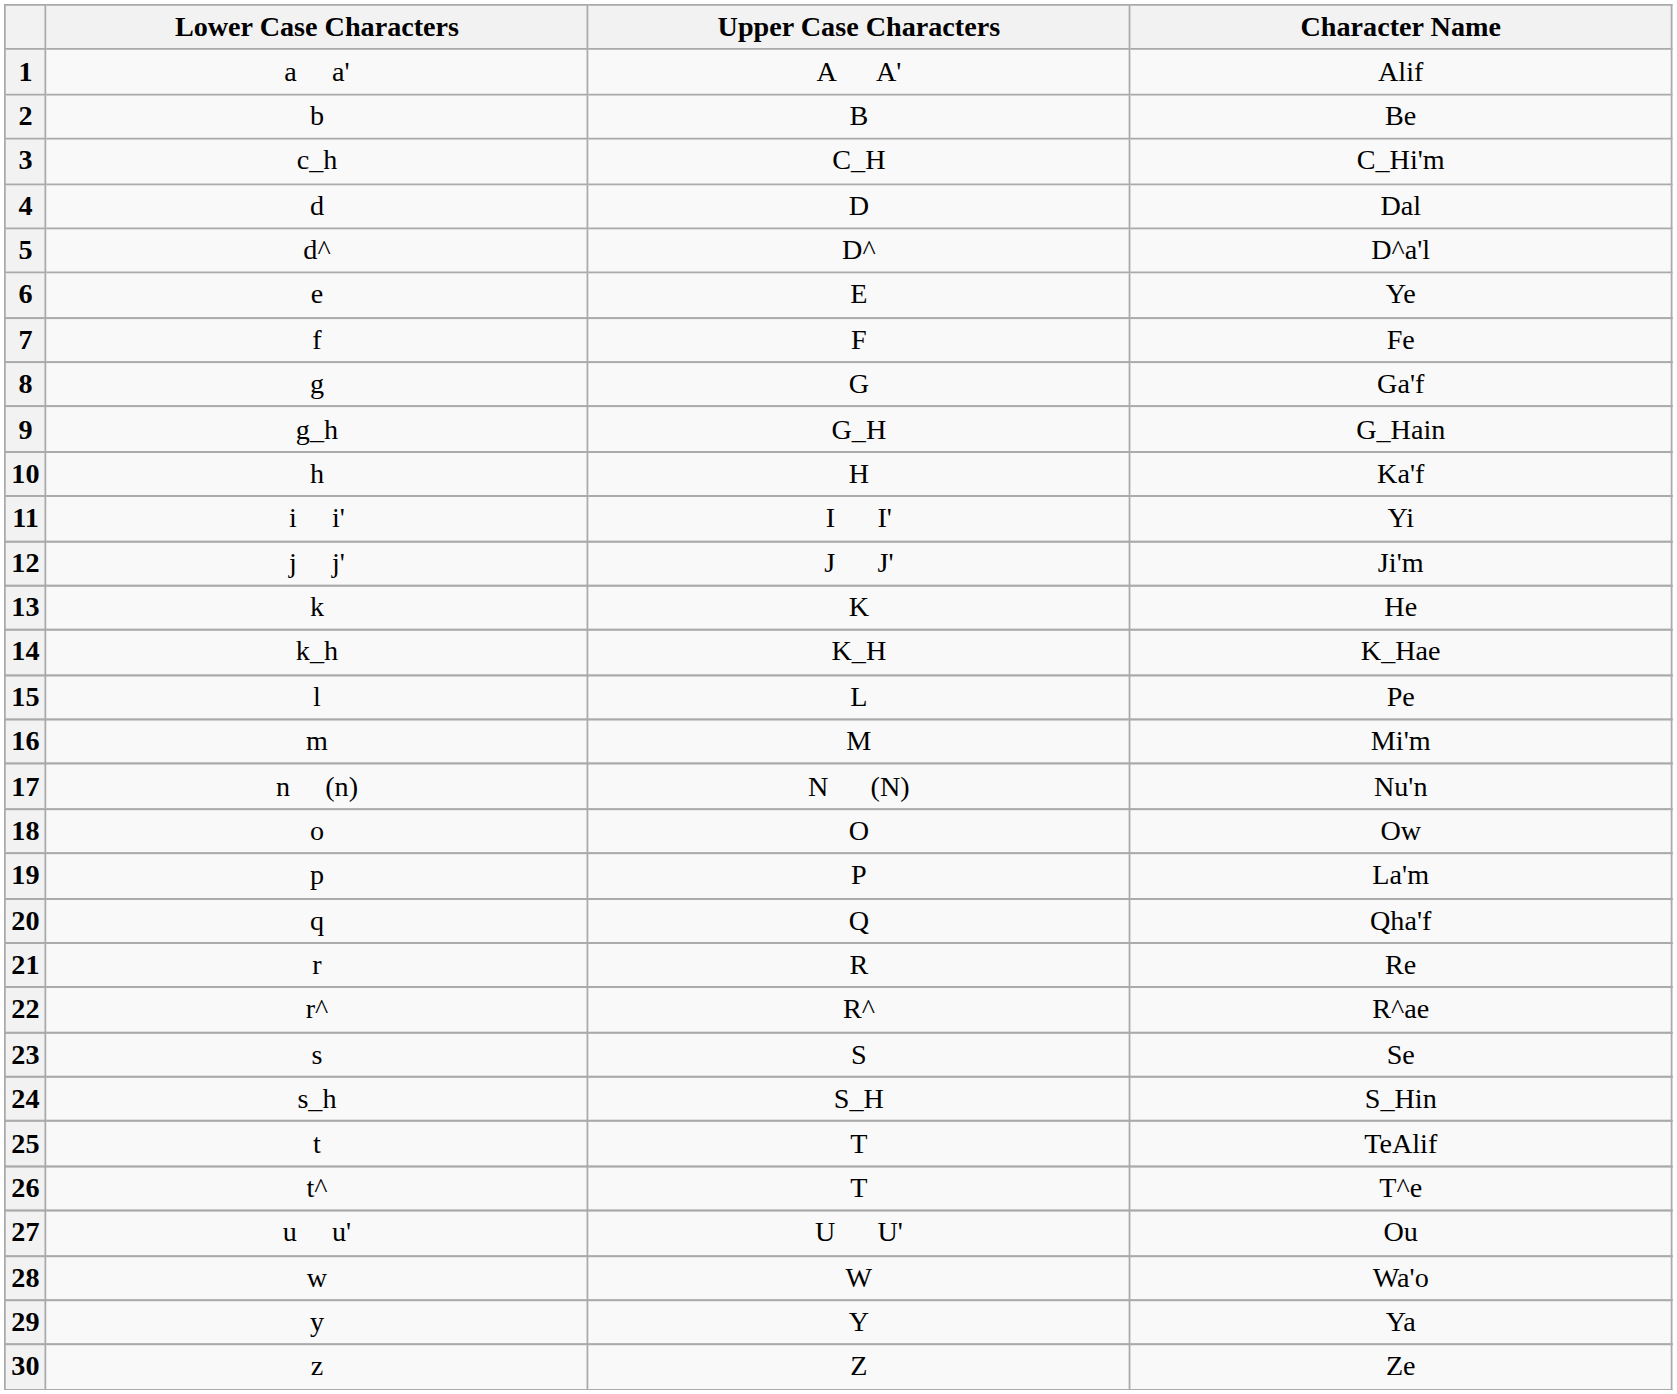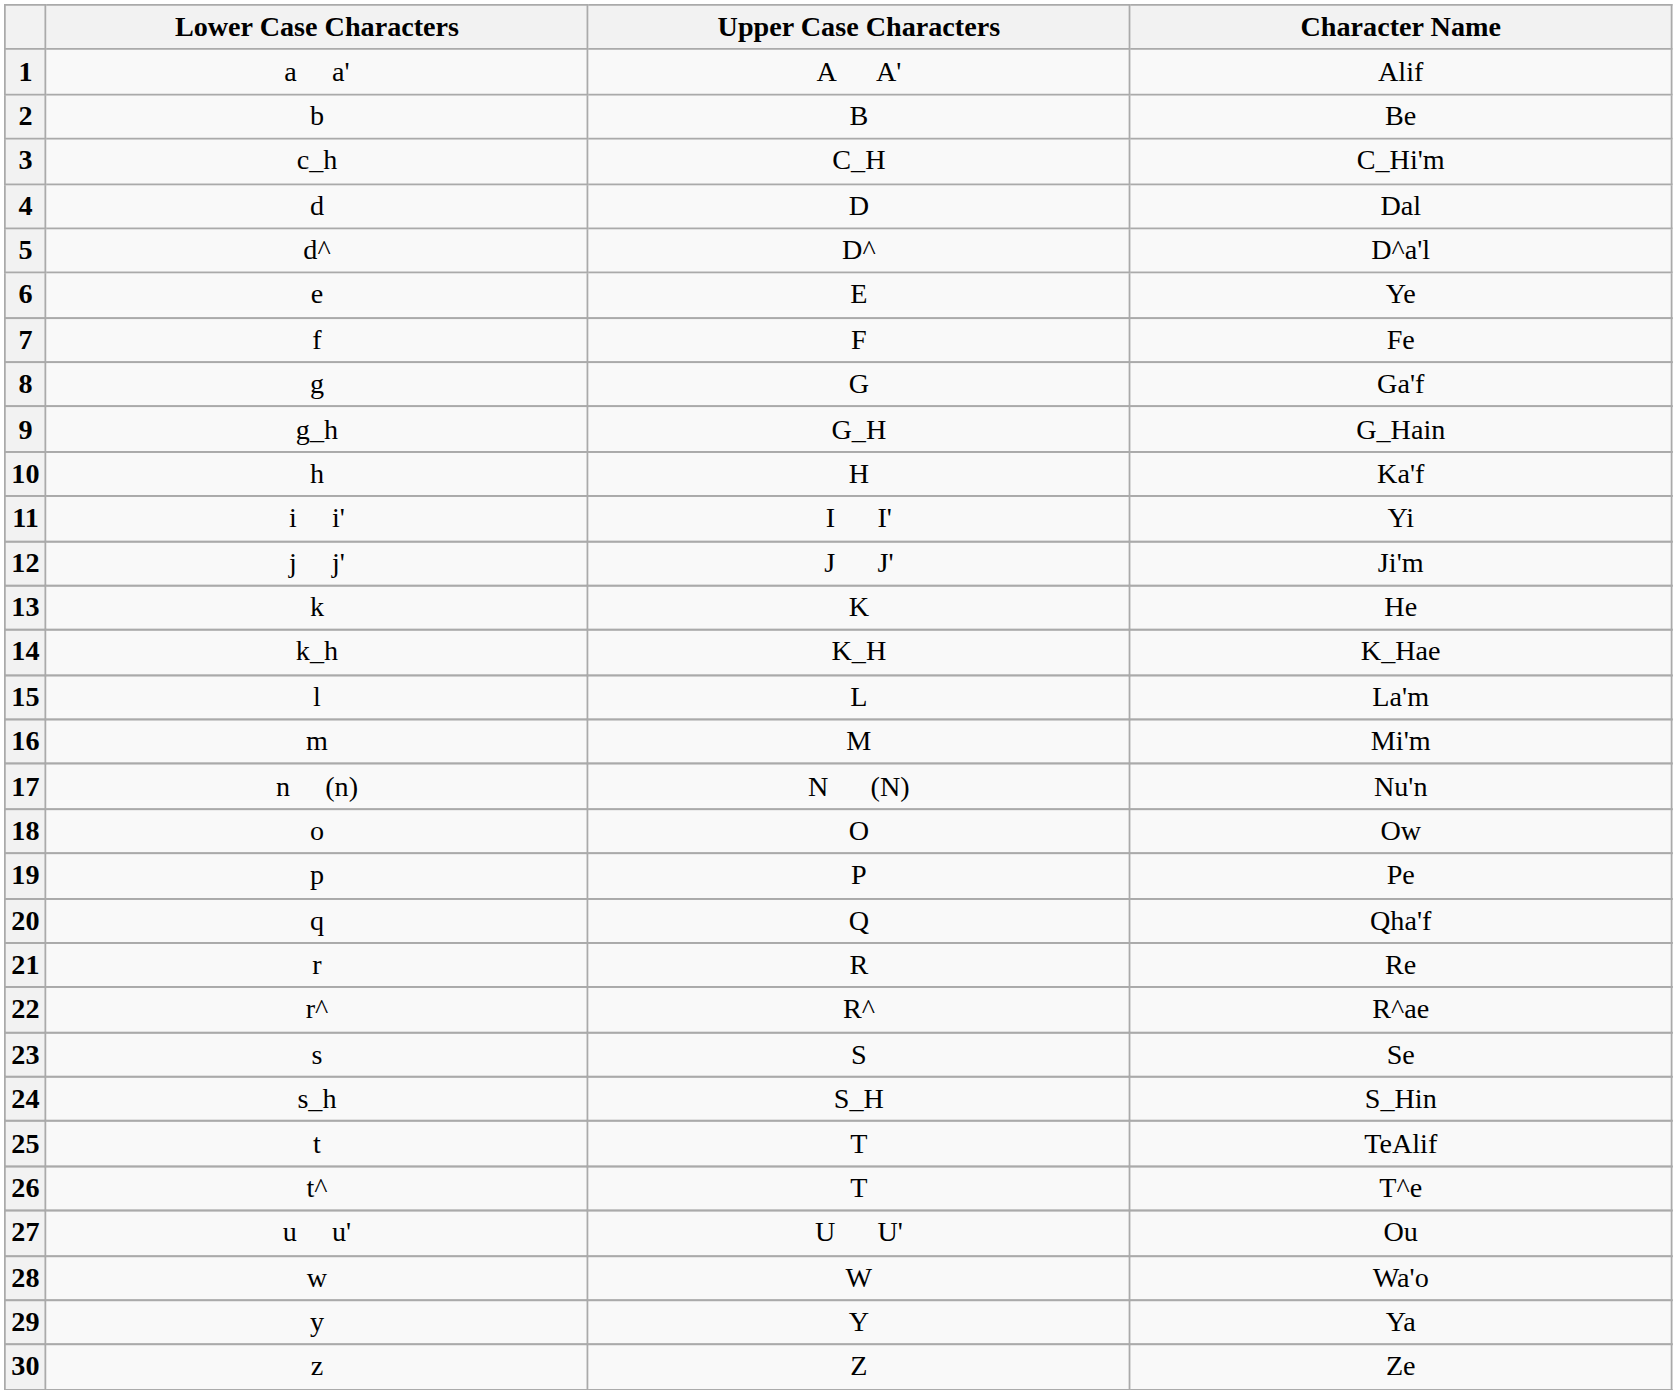(1401, 696) Pe -> (1401, 696) La'm
(1401, 875) La'm -> (1401, 875) Pe
